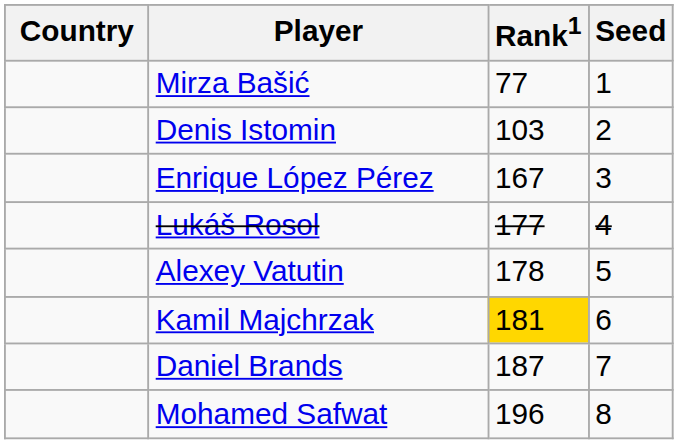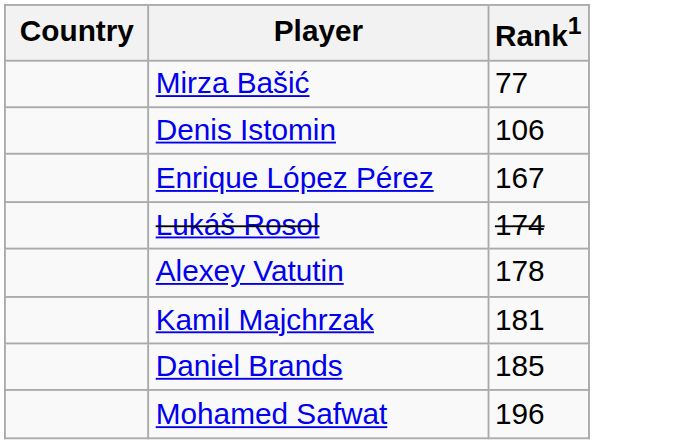- column: (631, 32)
(520, 130) 103 -> (520, 130) 106
(520, 224) 177 -> (520, 224) 174
(520, 319) gold background -> (520, 319) no background
(520, 366) 187 -> (520, 366) 185
